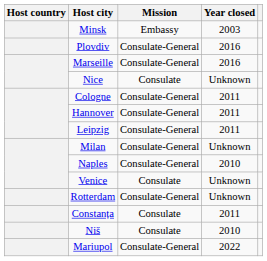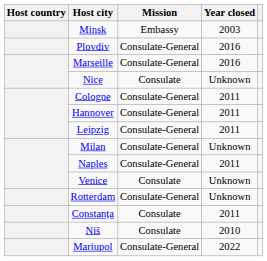(230, 163) 2010 -> (230, 163) 2011
